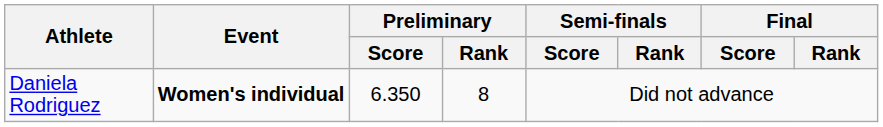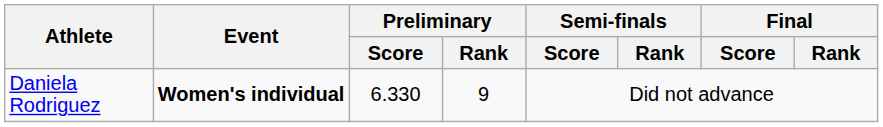(396, 95) 6.350 -> (396, 95) 6.330
(484, 95) 8 -> (484, 95) 9
